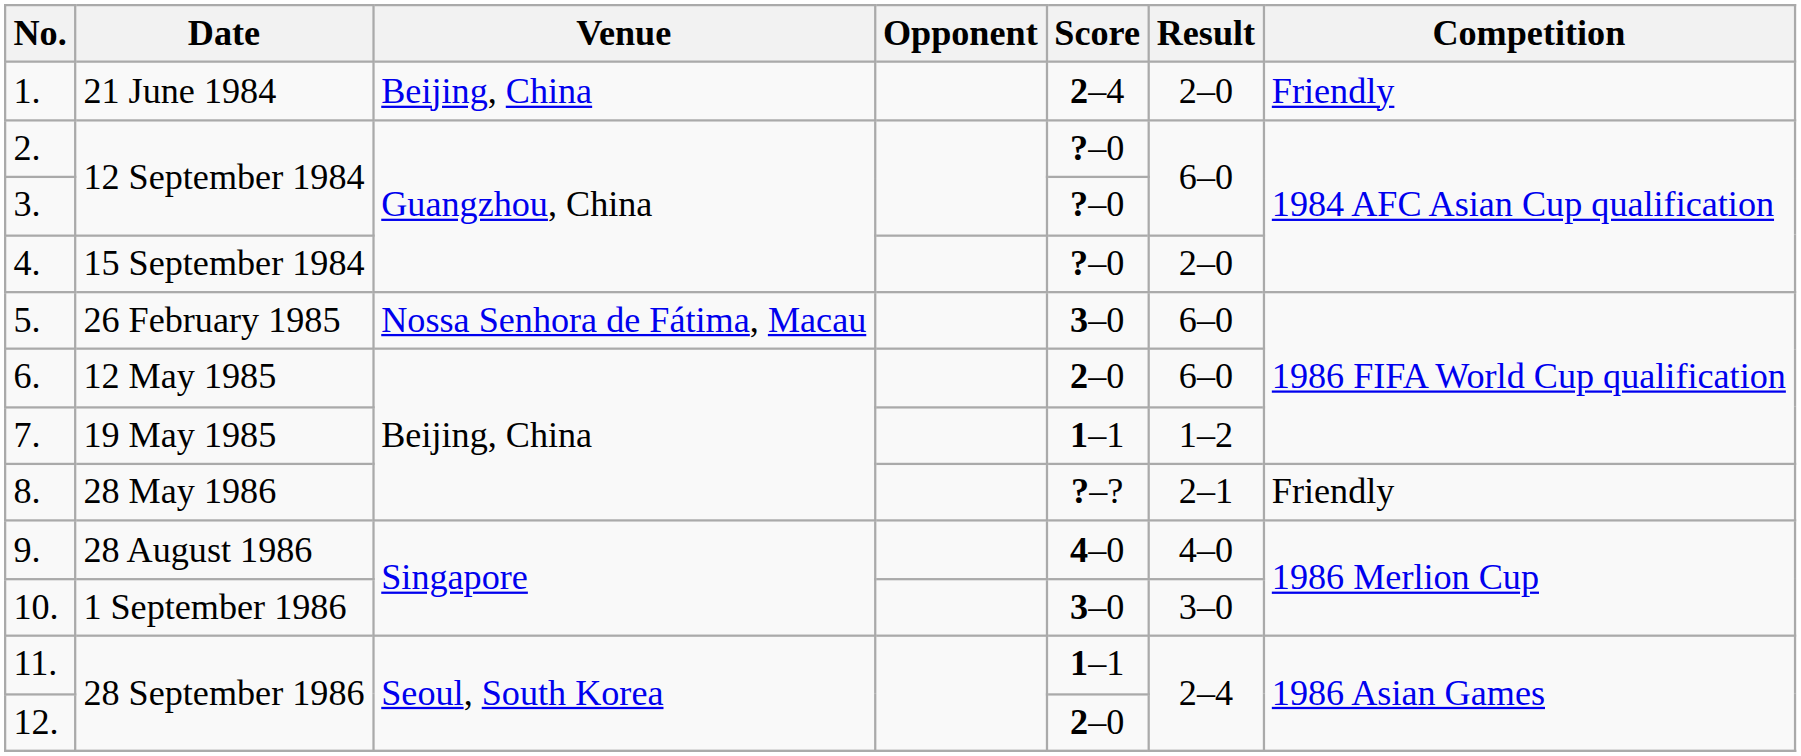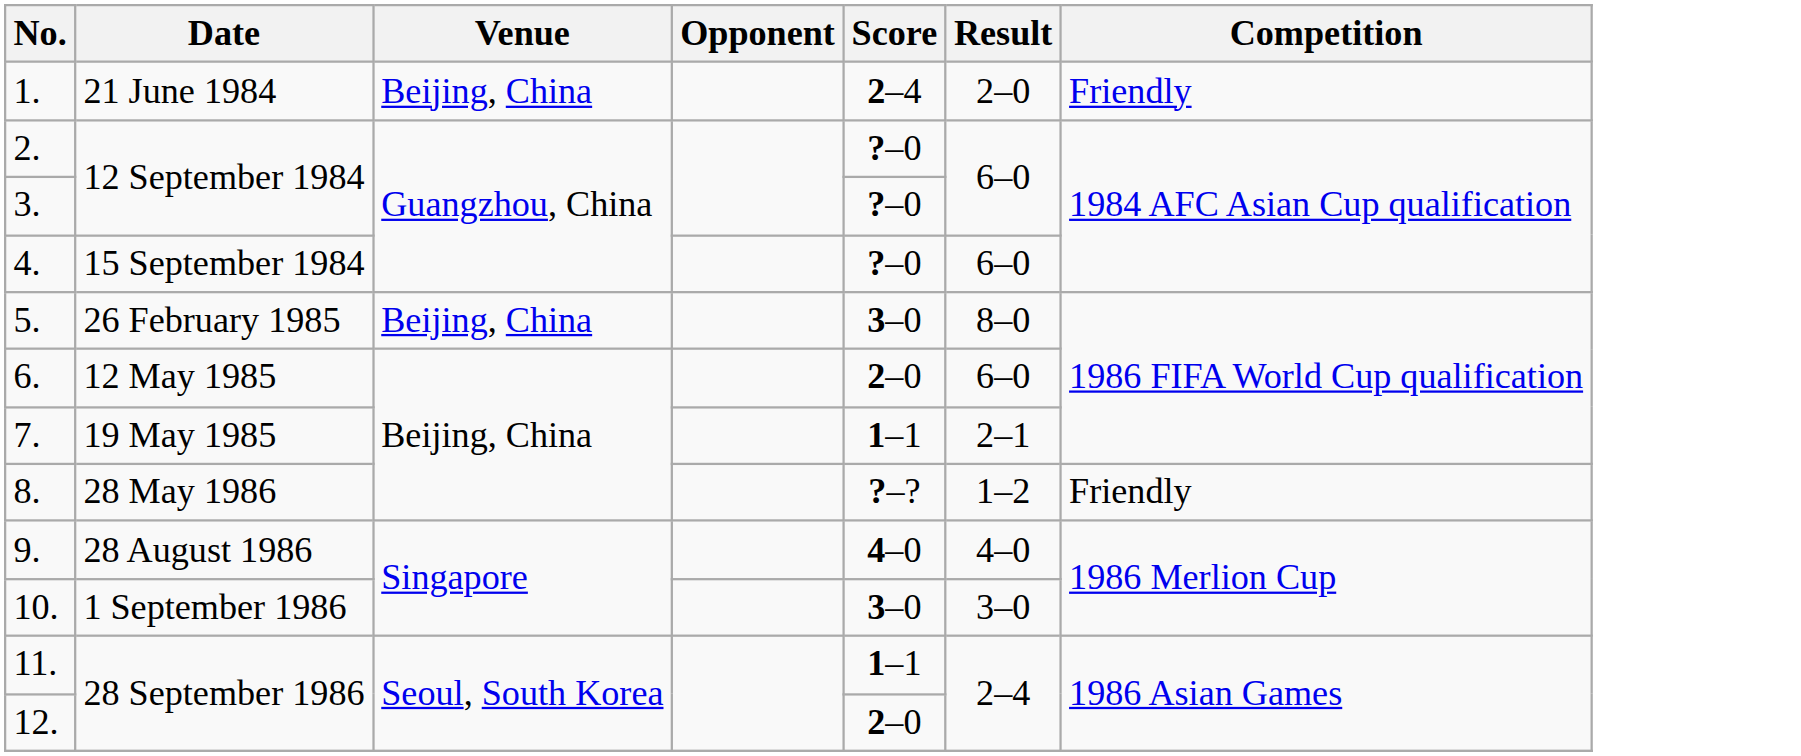(1206, 262) 2–0 -> (1003, 262) 6–0
(624, 319) Nossa Senhora de Fátima, Macau -> (487, 319) Beijing, China
(1206, 319) 6–0 -> (1003, 319) 8–0
(1206, 434) 1–2 -> (1003, 434) 2–1
(1206, 491) 2–1 -> (1003, 491) 1–2
